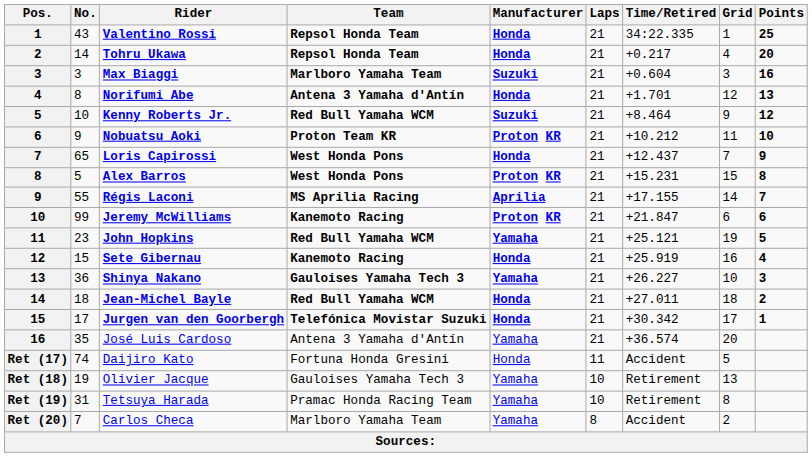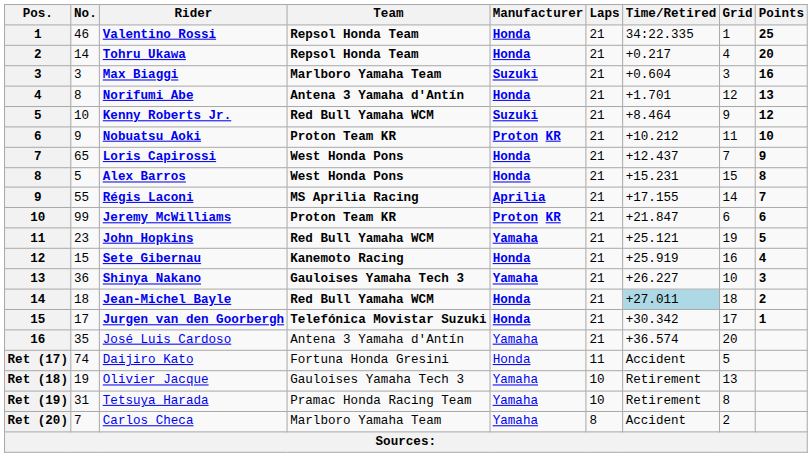(82, 35) 43 -> (82, 35) 46
(527, 178) Proton KR -> (512, 178) Honda
(347, 218) Kanemoto Racing -> (343, 218) Proton Team KR
(652, 300) no background -> (652, 300) lightblue background
